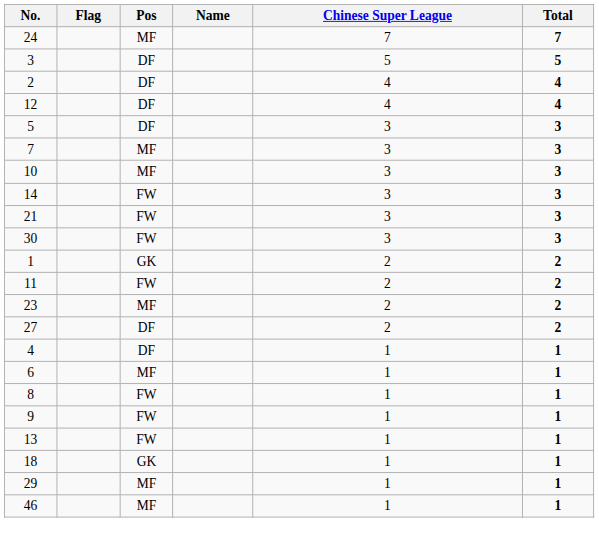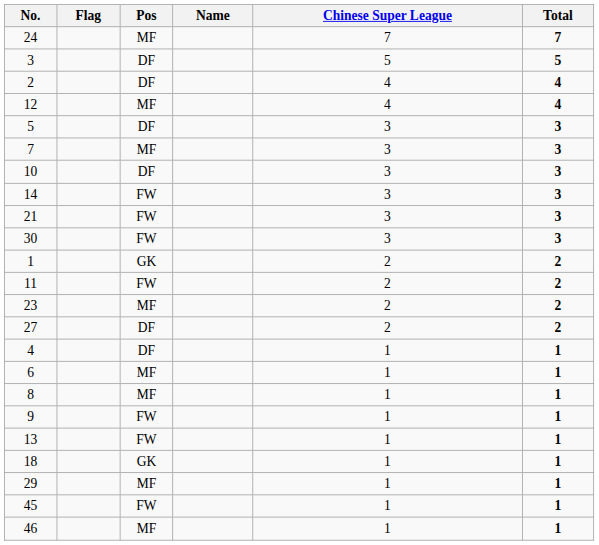(146, 105) DF -> (146, 105) MF
(146, 171) MF -> (146, 171) DF
(146, 395) FW -> (146, 395) MF
+ row: (31, 506)
